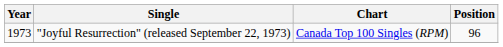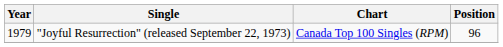(19, 33) 1973 -> (19, 33) 1979
